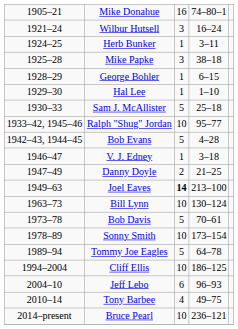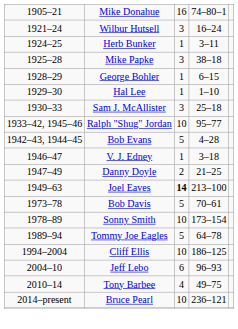(182, 108) 5 -> (182, 108) 3
- row: (129, 204)
